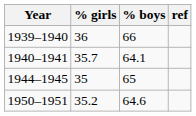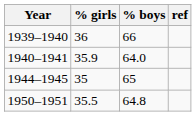(86, 57) 35.7 -> (86, 57) 35.9
(134, 57) 64.1 -> (134, 57) 64.0
(86, 100) 35.2 -> (86, 100) 35.5
(134, 100) 64.6 -> (134, 100) 64.8
